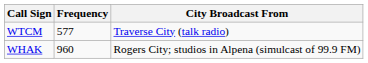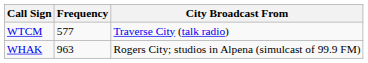(65, 49) 960 -> (65, 49) 963
